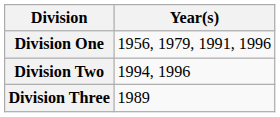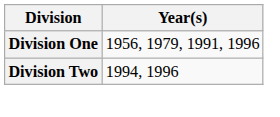- row: (59, 97)
